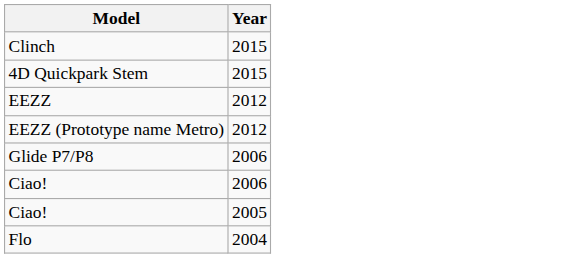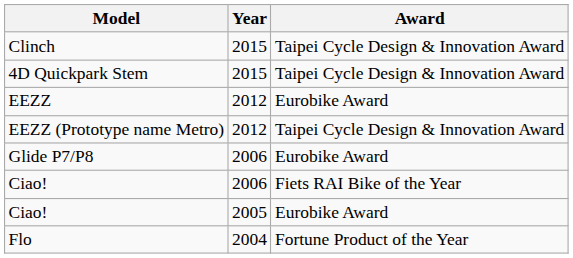+ column: (420, 18)
